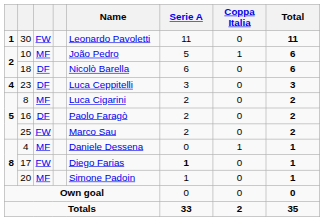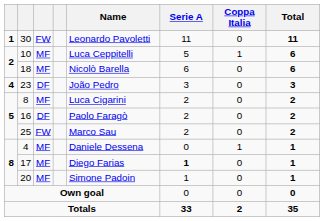(94, 54) João Pedro -> (101, 54) Luca Ceppitelli
(43, 69) DF -> (43, 69) MF
(101, 85) Luca Ceppitelli -> (94, 85) João Pedro
(43, 162) FW -> (43, 162) MF
